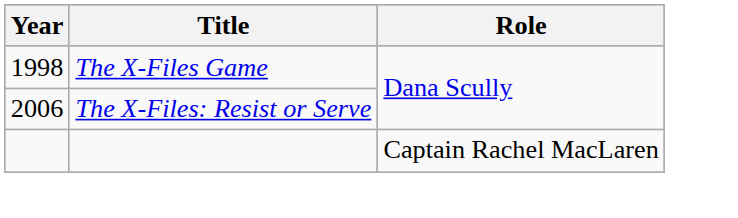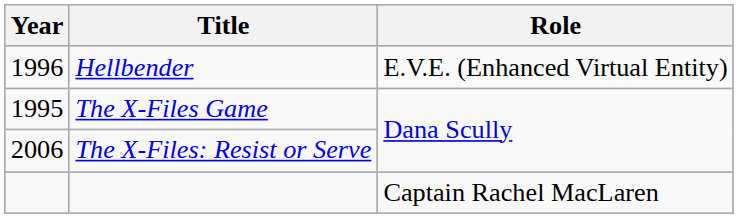+ row: (134, 66)
(37, 66) 1998 -> (37, 108) 1995
